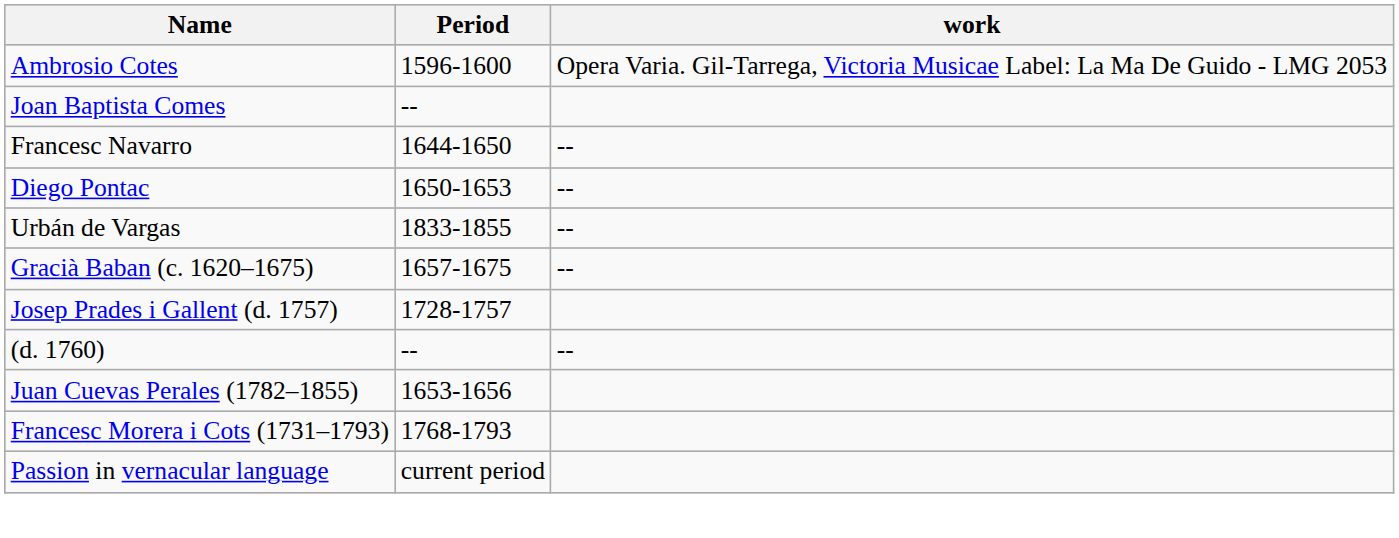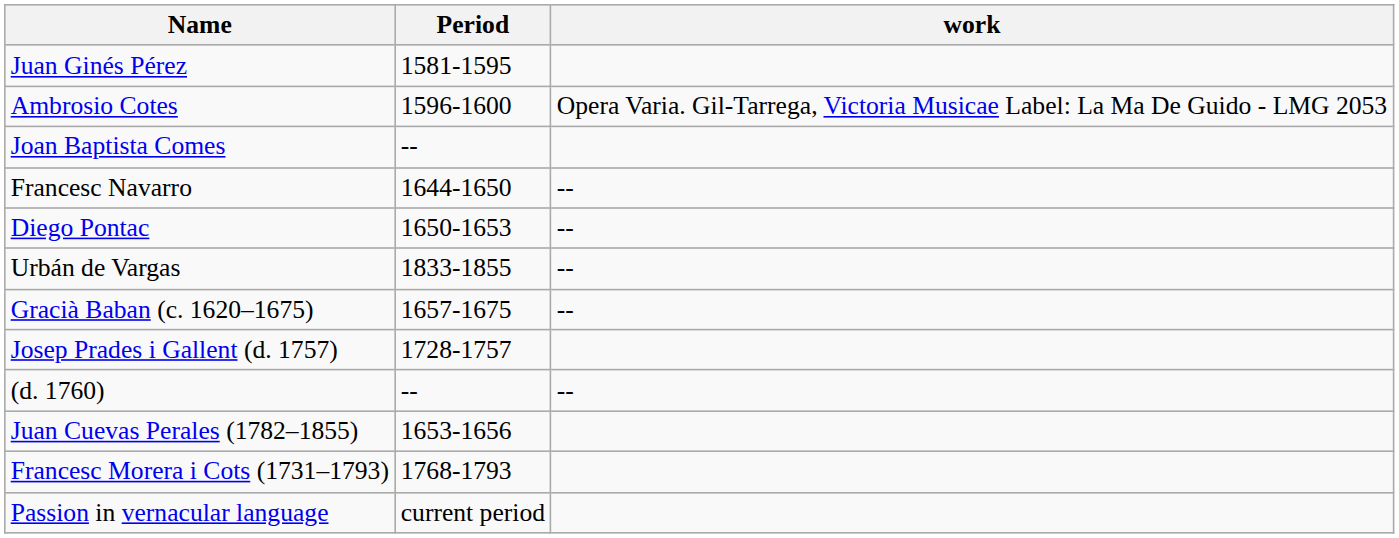+ row: (99, 65)
